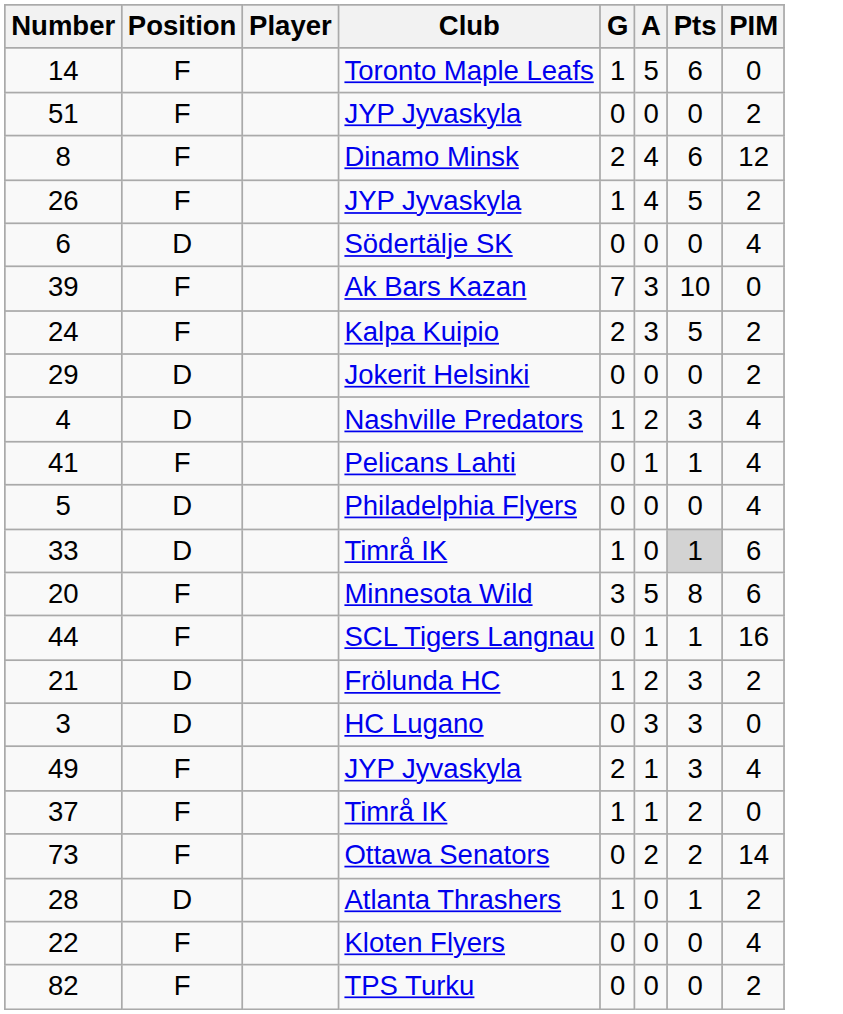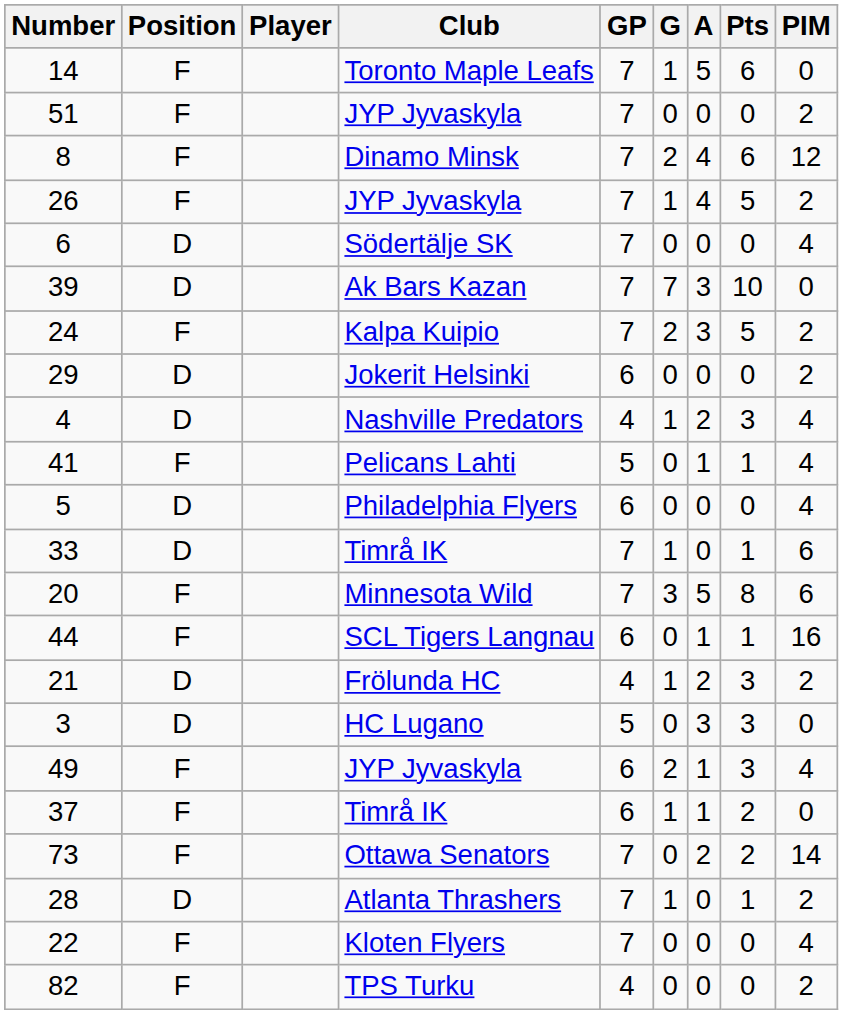+ column: (627, 26)
(182, 288) F -> (182, 288) D
(695, 550) lightgrey background -> (748, 550) no background
